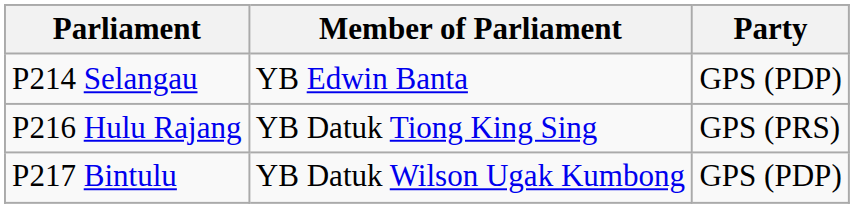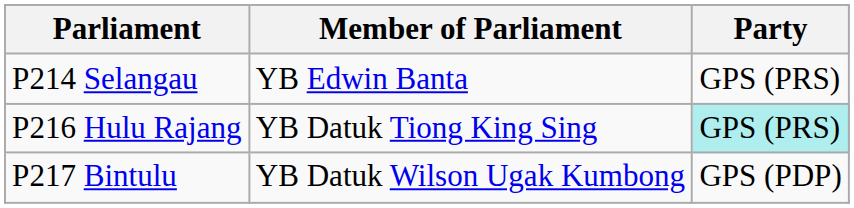(771, 78) GPS (PDP) -> (770, 78) GPS (PRS)
(770, 127) no background -> (770, 127) paleturquoise background
